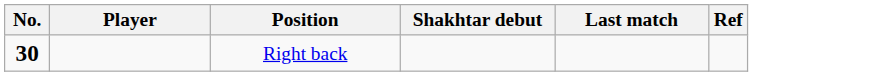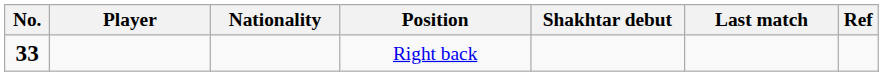+ column: (275, 19)
(27, 52) 30 -> (27, 52) 33
